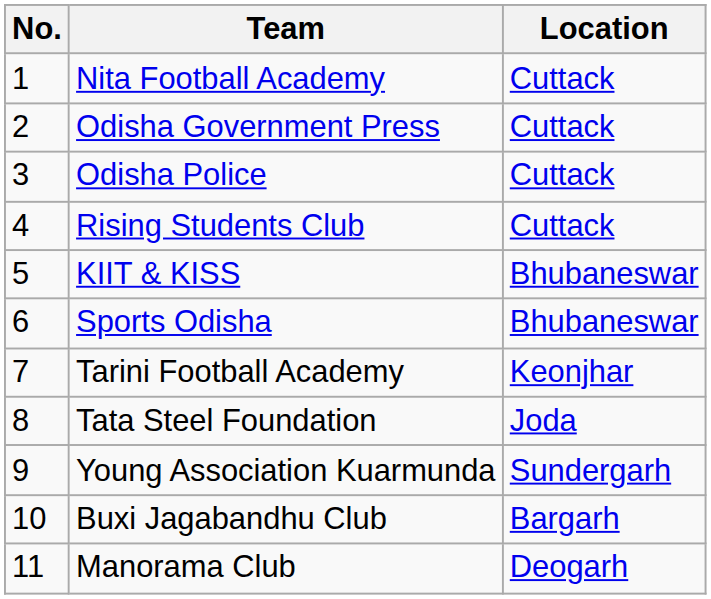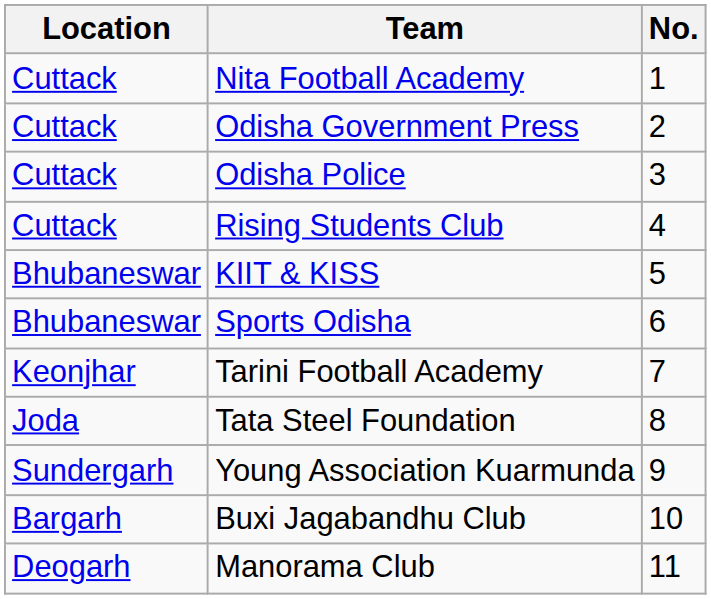columns swapped: (37, 28) <-> (604, 28)
